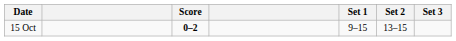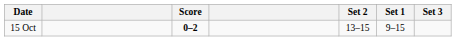columns swapped: (358, 12) <-> (395, 12)
